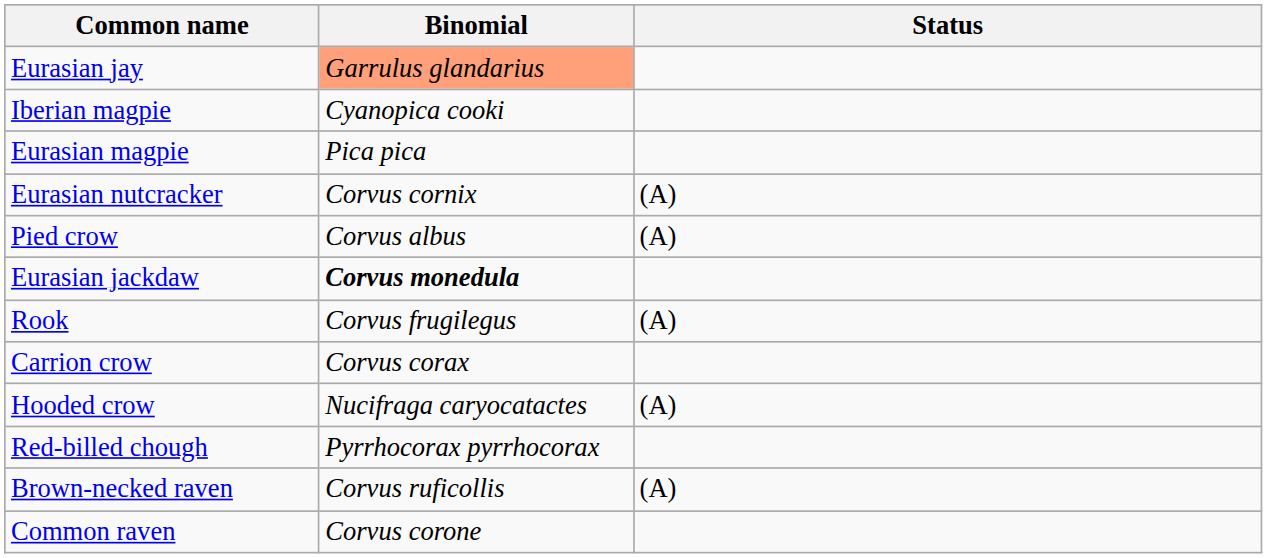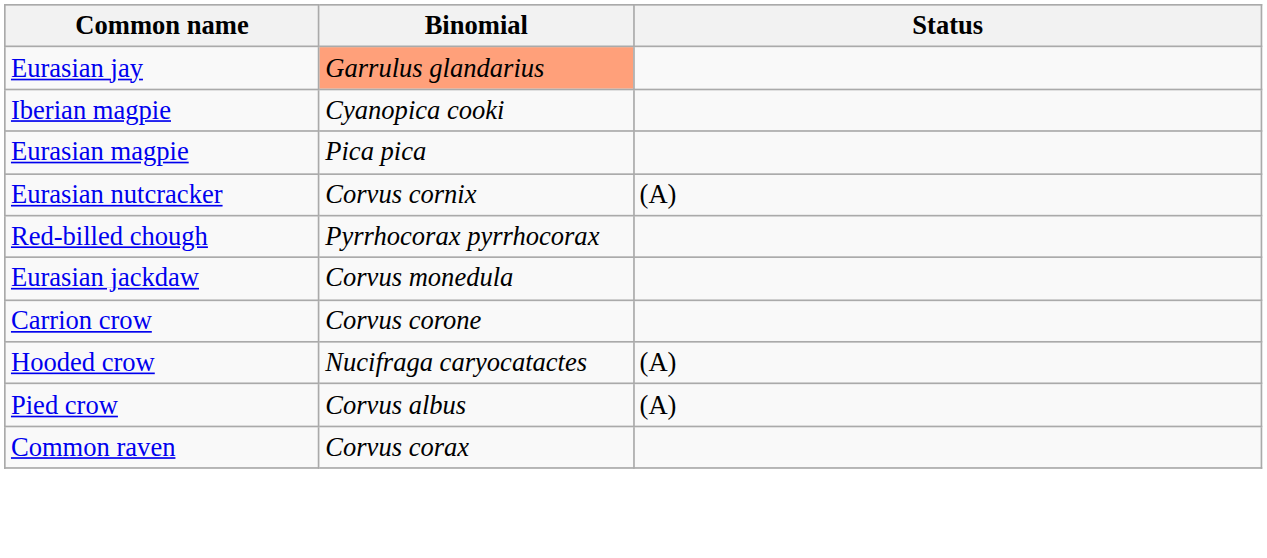rows swapped: (109, 446) <-> (64, 236)
(422, 278) bold -> (419, 278) normal
- row: (40, 320)
(397, 362) Corvus corax -> (403, 320) Corvus corone
- row: (122, 488)
(403, 531) Corvus corone -> (397, 446) Corvus corax
